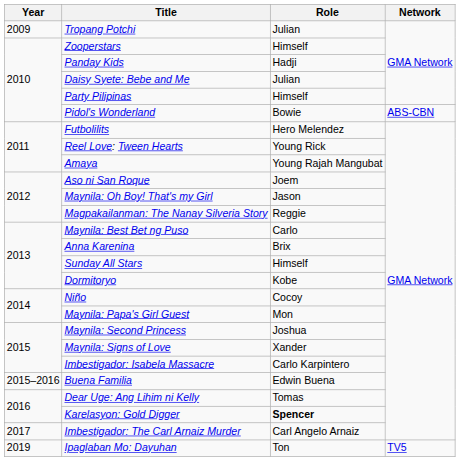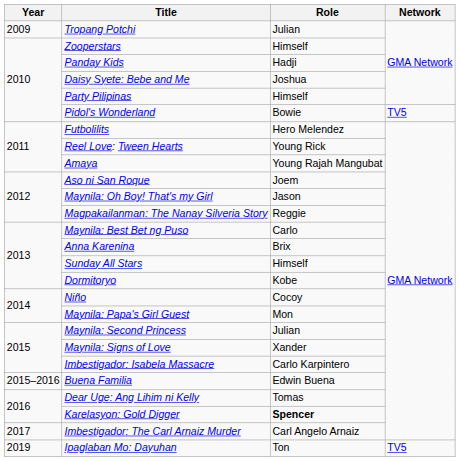(286, 79) Julian -> (289, 79) Joshua
(411, 113) ABS-CBN -> (397, 113) TV5
(289, 331) Joshua -> (286, 331) Julian
